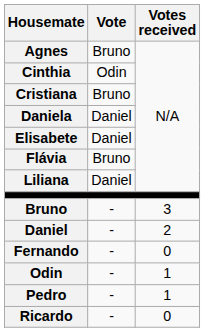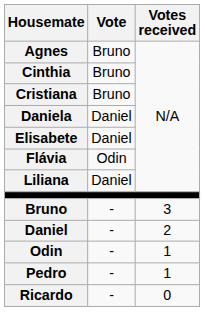(112, 73) Odin -> (112, 73) Bruno
(112, 159) Bruno -> (112, 159) Odin
- row: (46, 252)
